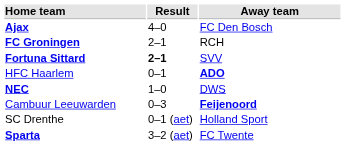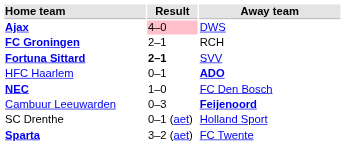(157, 27) no background -> (157, 27) pink background
(236, 27) FC Den Bosch -> (213, 27) DWS
(213, 89) DWS -> (236, 89) FC Den Bosch
